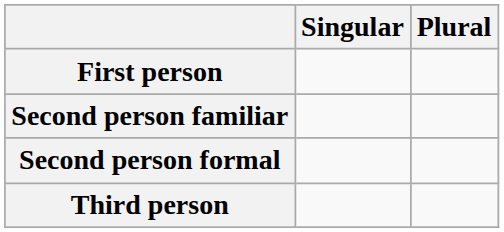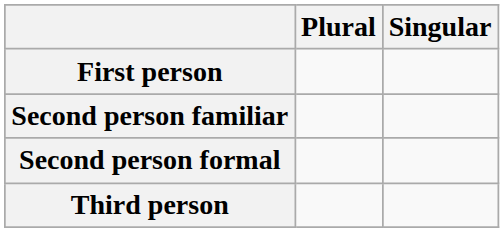columns swapped: (352, 26) <-> (454, 26)
